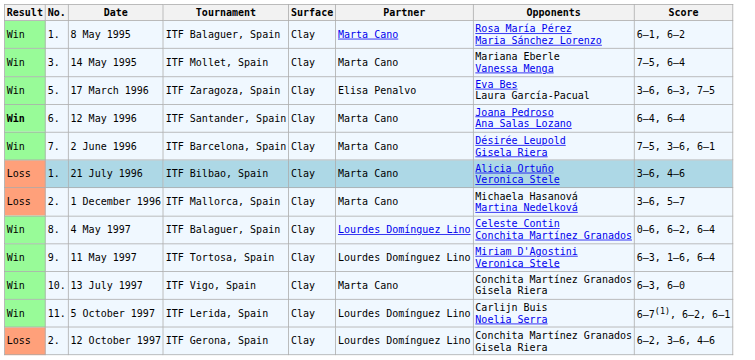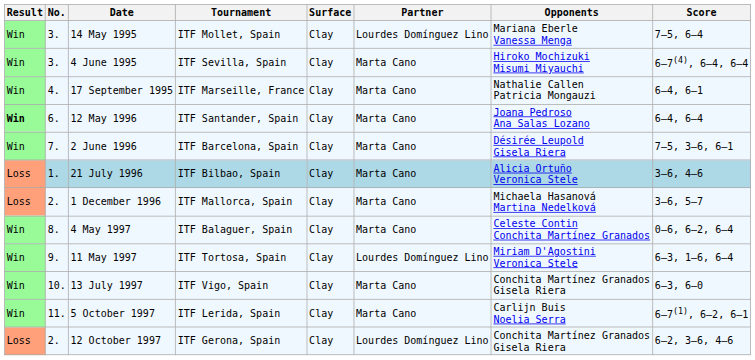- row: (101, 35)
(368, 62) Marta Cano -> (422, 35) Lourdes Domínguez Lino
+ row: (104, 62)
+ row: (122, 90)
- row: (110, 90)
(404, 230) Lourdes Domínguez Lino -> (386, 230) Marta Cano
(404, 313) Lourdes Domínguez Lino -> (386, 313) Marta Cano
